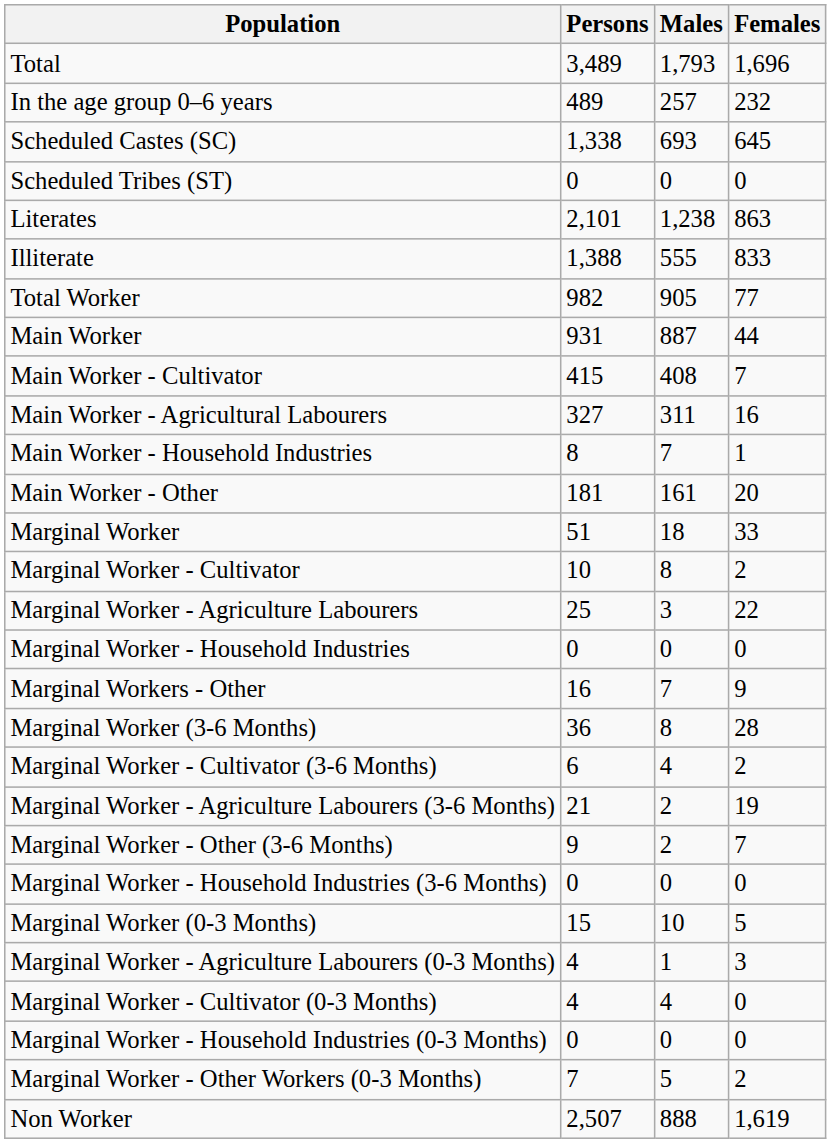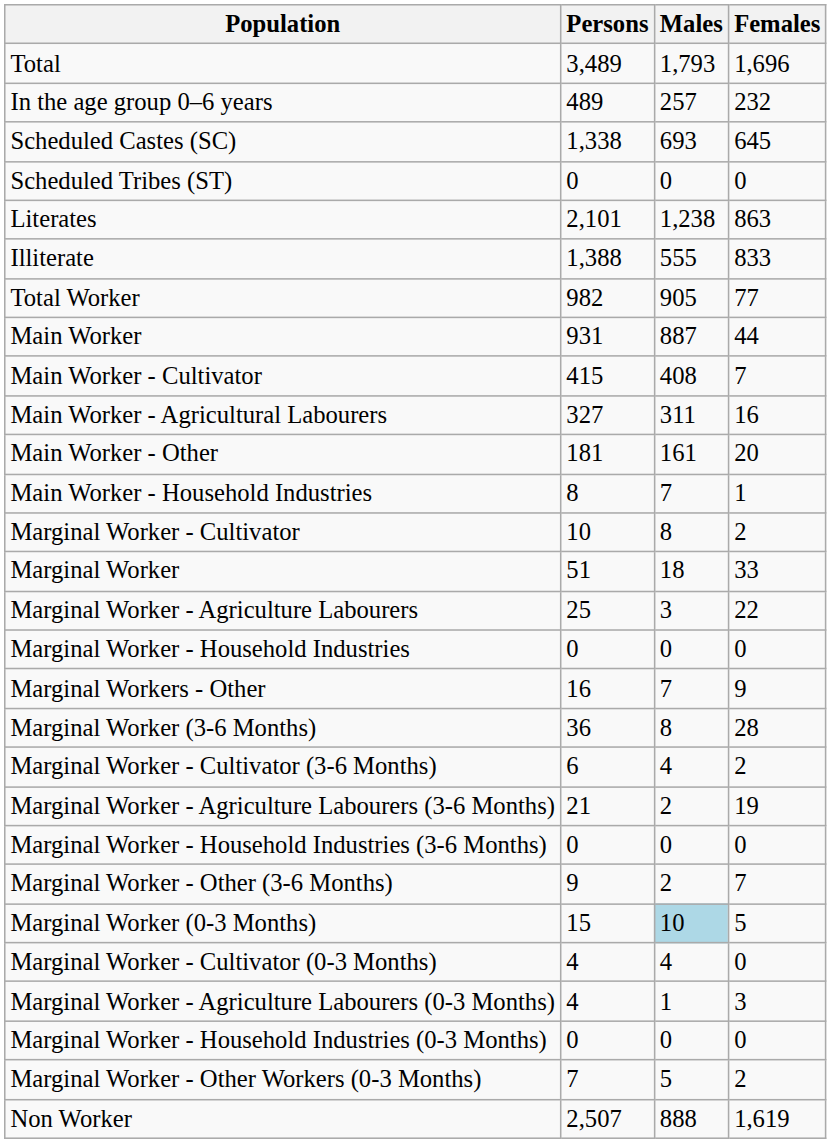rows swapped: (191, 453) <-> (114, 492)
rows swapped: (95, 532) <-> (155, 571)
rows swapped: (279, 883) <-> (202, 844)
(672, 922) no background -> (672, 922) lightblue background
rows swapped: (224, 1000) <-> (283, 961)
